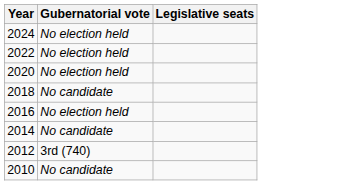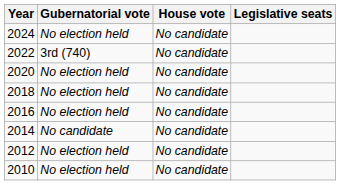+ column: (192, 14)
(84, 53) No election held -> (65, 53) 3rd (740)
(77, 92) No candidate -> (84, 92) No election held
(65, 151) 3rd (740) -> (84, 151) No election held
(77, 170) No candidate -> (84, 170) No election held
